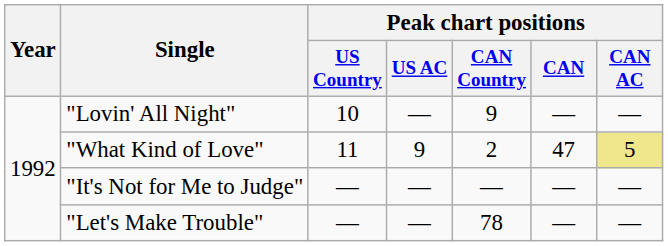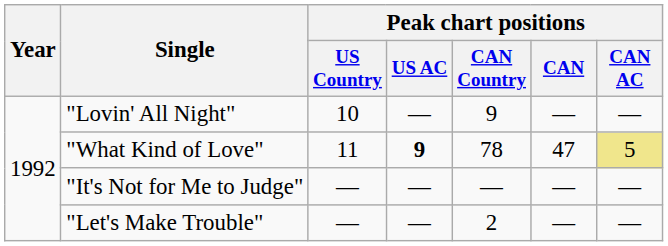(420, 150) normal -> (420, 150) bold
(492, 150) 2 -> (492, 150) 78
(492, 222) 78 -> (492, 222) 2
